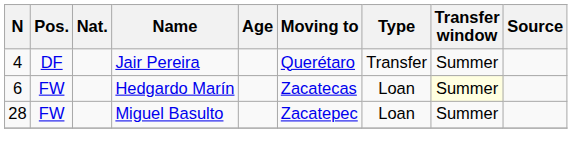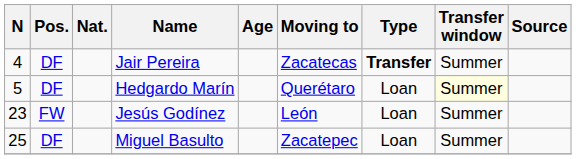(318, 62) Querétaro -> (319, 62) Zacatecas
(397, 62) normal -> (399, 62) bold
(17, 88) 6 -> (17, 88) 5
(52, 88) FW -> (52, 88) DF
(319, 88) Zacatecas -> (318, 88) Querétaro
+ row: (170, 114)
(17, 114) 28 -> (17, 140) 25
(52, 114) FW -> (52, 140) DF
